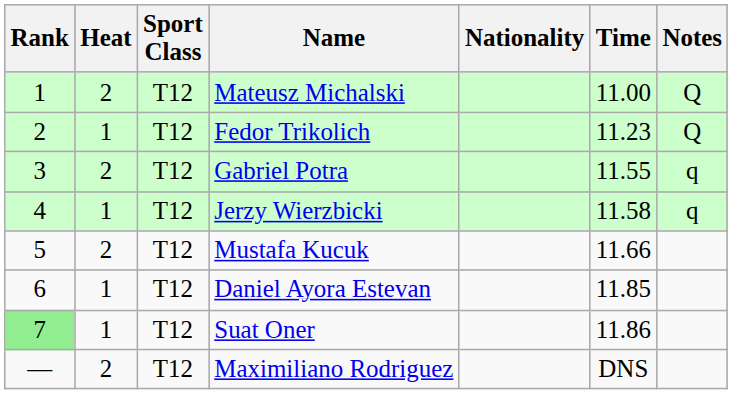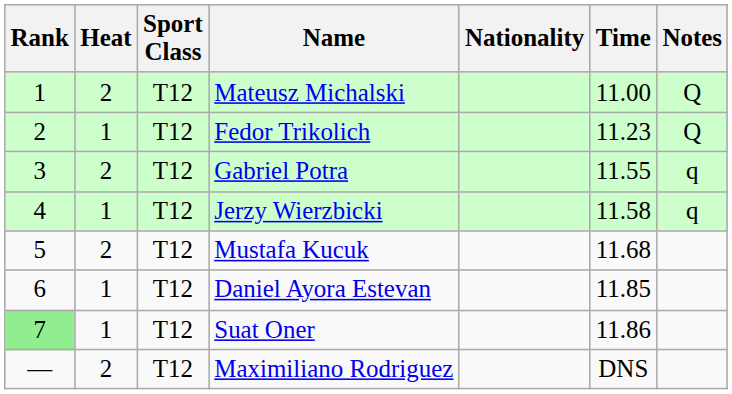(623, 250) 11.66 -> (623, 250) 11.68
